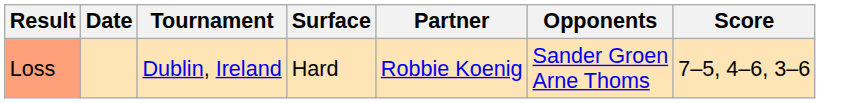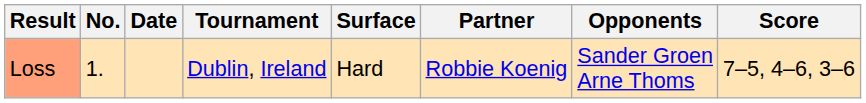+ column: (103, 21)
